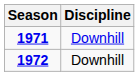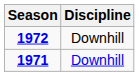rows swapped: (33, 37) <-> (33, 60)
